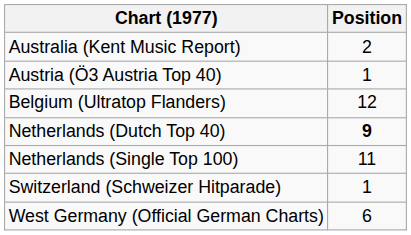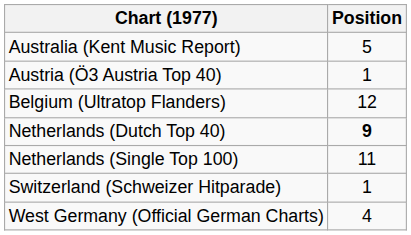(367, 46) 2 -> (367, 46) 5
(367, 215) 6 -> (367, 215) 4
